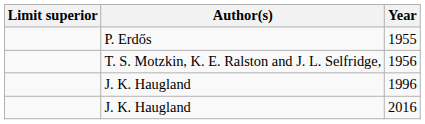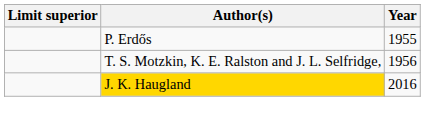- row: (402, 84)
(148, 107) no background -> (148, 84) gold background
